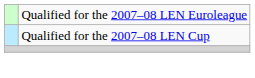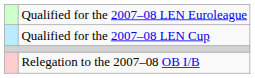+ row: (111, 62)
